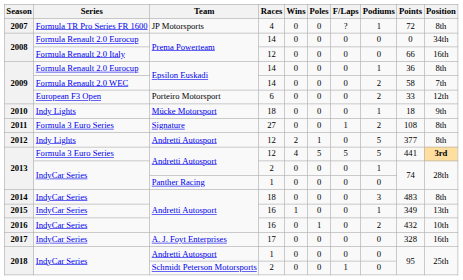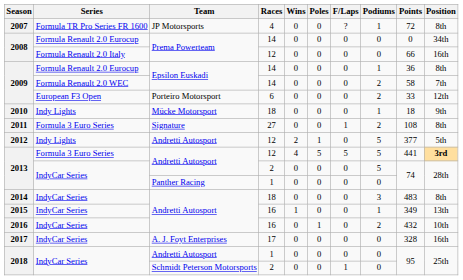(441, 140) 8th -> (441, 140) 5th
(379, 168) 1 -> (379, 168) 5
